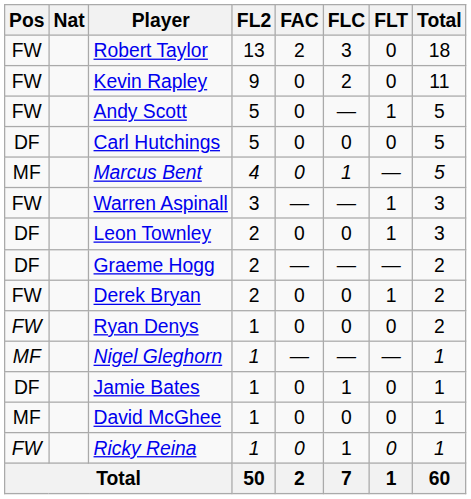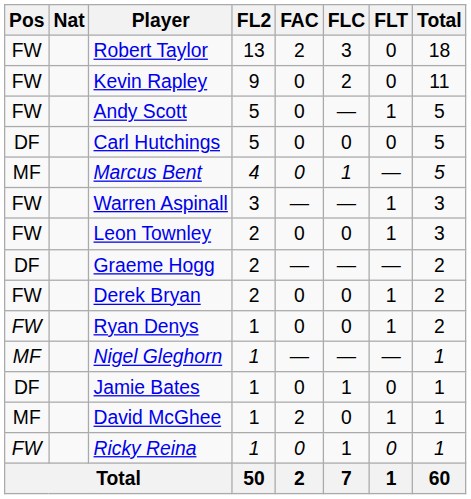(27, 234) DF -> (27, 234) FW
(391, 326) 0 -> (391, 326) 1
(299, 417) 0 -> (299, 417) 2
(391, 417) 0 -> (391, 417) 1
